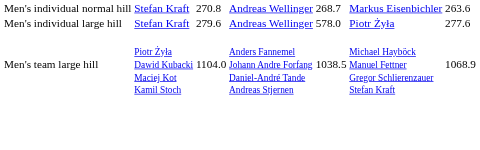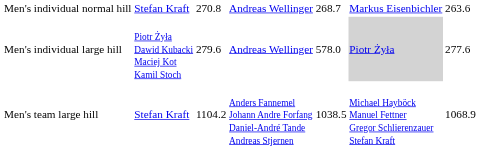(162, 23) Stefan Kraft -> (164, 56) Piotr Żyła Dawid Kubacki Maciej Kot Kamil Stoch
(372, 23) no background -> (372, 49) lightgrey background
(164, 71) Piotr Żyła Dawid Kubacki Maciej Kot Kamil Stoch -> (162, 114) Stefan Kraft
(211, 64) 1104.0 -> (211, 114) 1104.2
